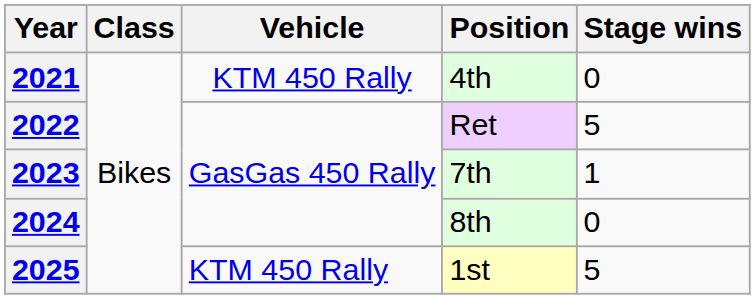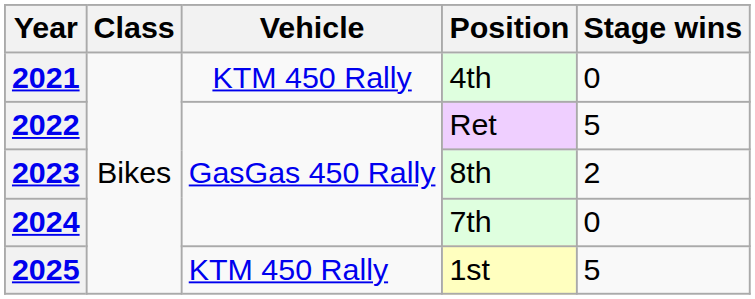(471, 173) 7th -> (471, 173) 8th
(592, 173) 1 -> (592, 173) 2
(471, 221) 8th -> (471, 221) 7th
